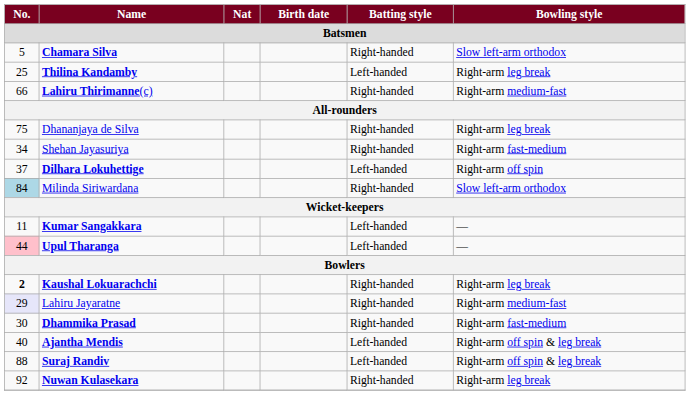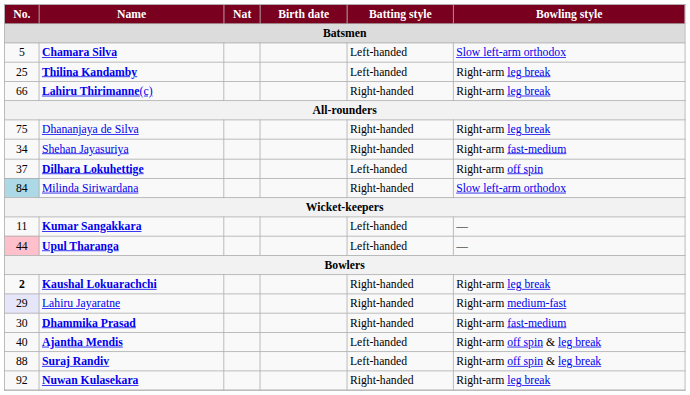(382, 52) Right-handed -> (378, 52) Left-handed
(511, 91) Right-arm medium-fast -> (503, 91) Right-arm leg break
